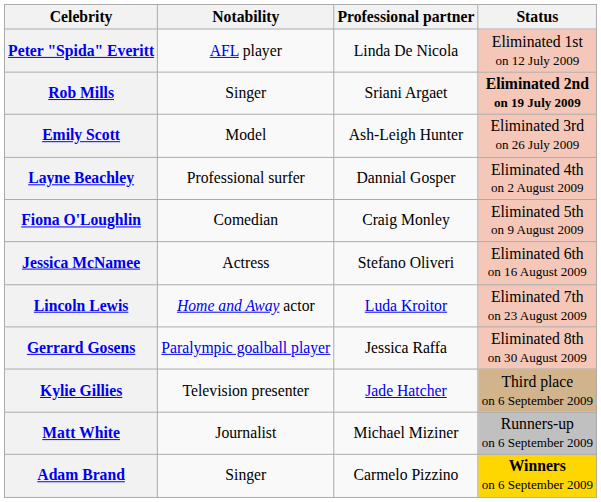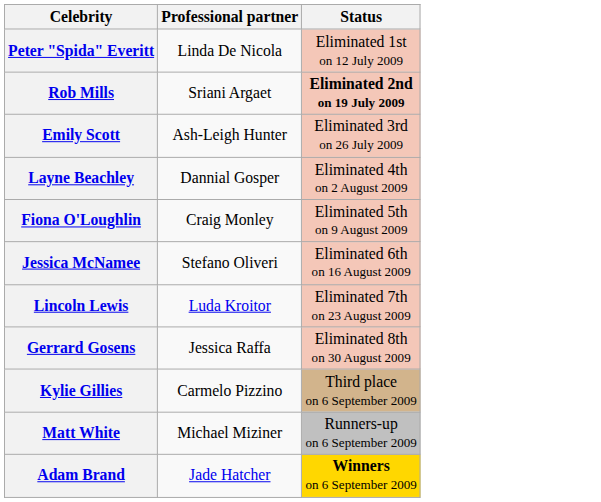- column: (246, 16)
(406, 390) Jade Hatcher -> (230, 390) Carmelo Pizzino
(406, 475) Carmelo Pizzino -> (230, 475) Jade Hatcher
